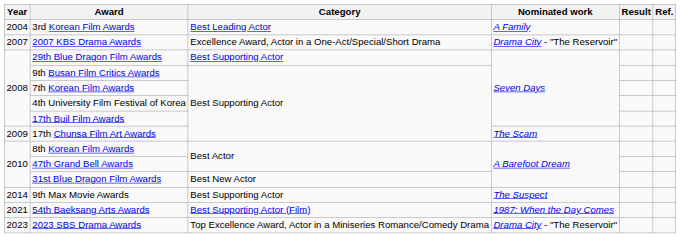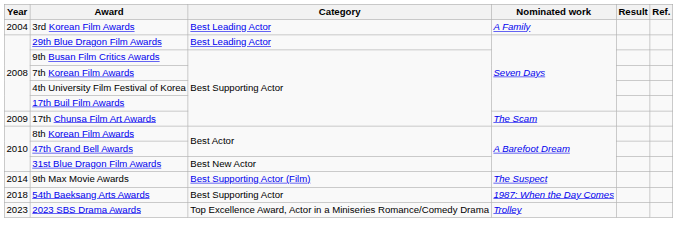- row: (87, 42)
(237, 57) Best Supporting Actor -> (231, 42) Best Leading Actor
(237, 194) Best Supporting Actor -> (250, 179) Best Supporting Actor (Film)
(17, 210) 2021 -> (17, 194) 2018
(250, 210) Best Supporting Actor (Film) -> (237, 194) Best Supporting Actor
(555, 225) Drama City - "The Reservoir" -> (507, 210) Trolley
